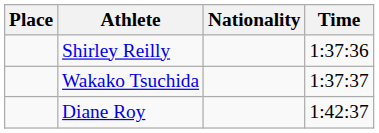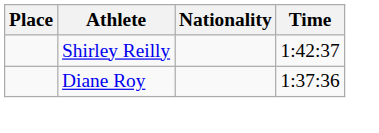(339, 50) 1:37:36 -> (310, 50) 1:42:37
- row: (131, 81)
(339, 111) 1:42:37 -> (310, 81) 1:37:36
